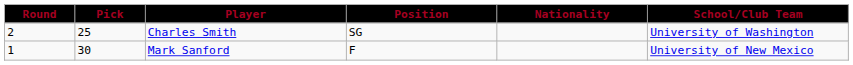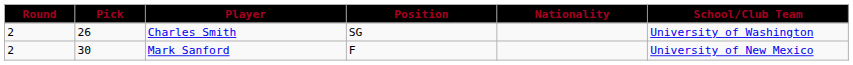(84, 32) 25 -> (84, 32) 26
(11, 51) 1 -> (11, 51) 2
